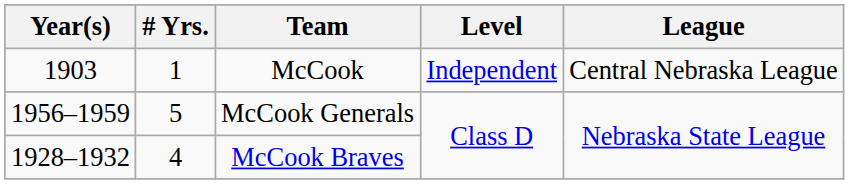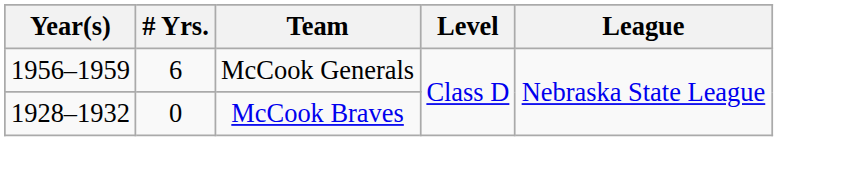- row: (318, 70)
(175, 113) 5 -> (175, 70) 6
(175, 157) 4 -> (175, 113) 0
